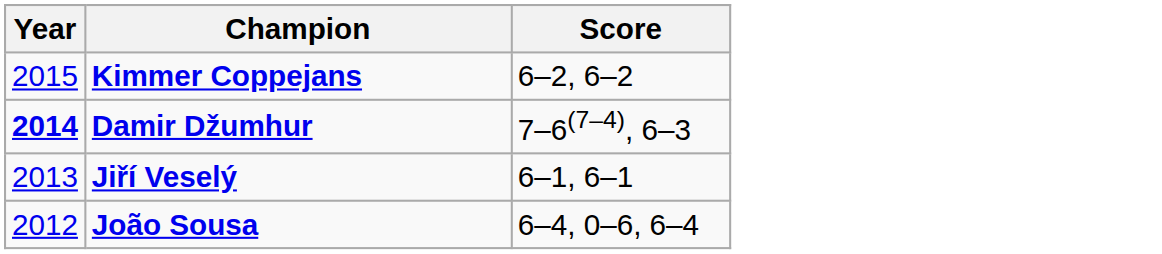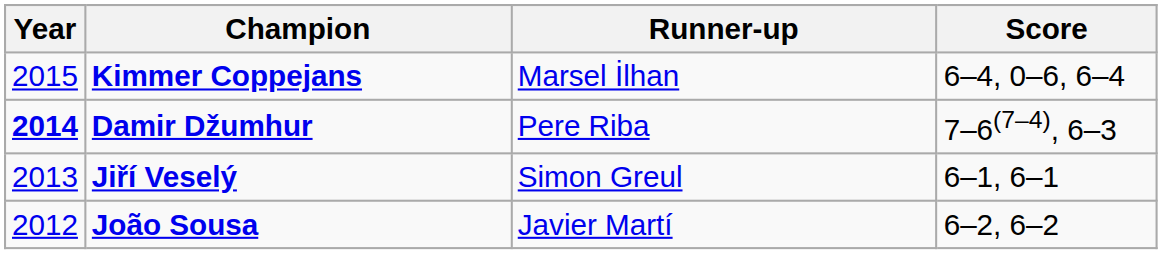+ column: (724, 29)
(575, 76) 6–2, 6–2 -> (1034, 76) 6–4, 0–6, 6–4
(608, 224) 6–4, 0–6, 6–4 -> (1001, 224) 6–2, 6–2
